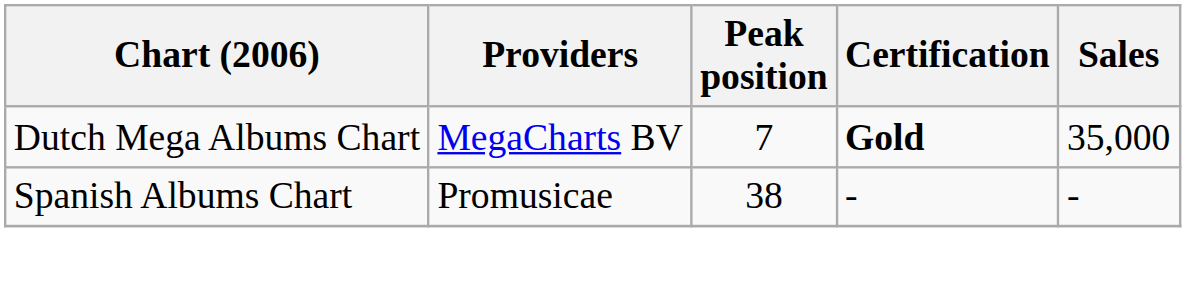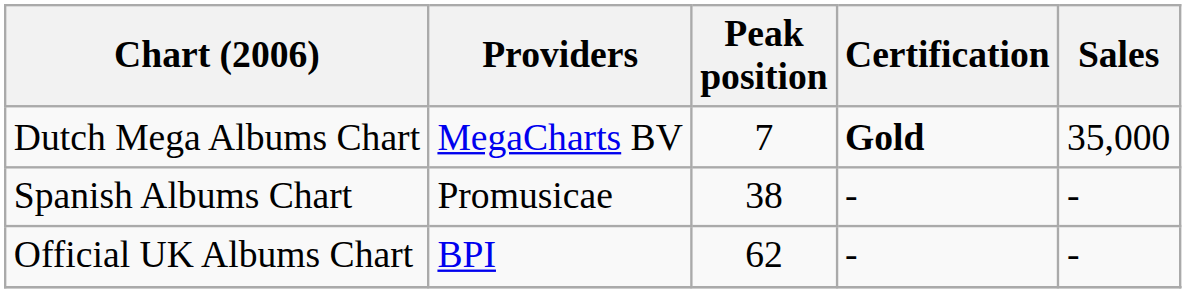+ row: (213, 255)
